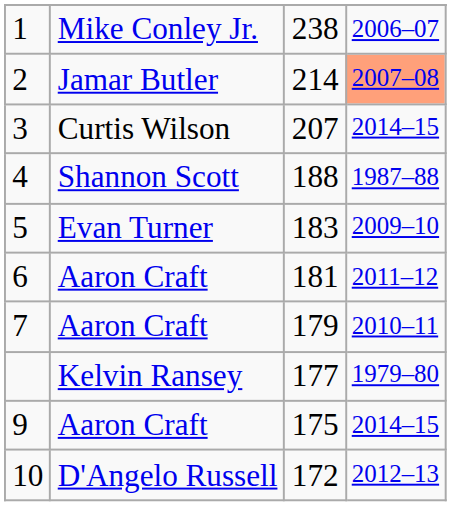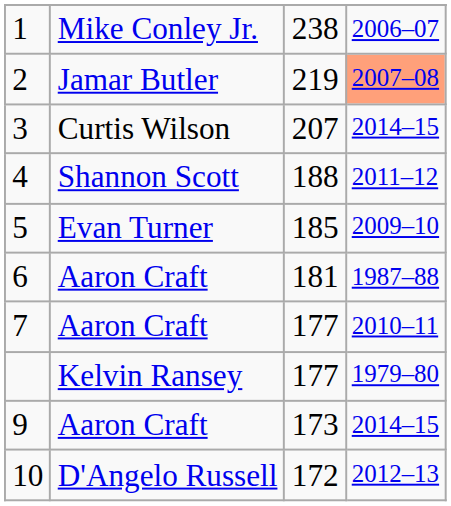(315, 78) 214 -> (315, 78) 219
(395, 177) 1987–88 -> (395, 177) 2011–12
(315, 227) 183 -> (315, 227) 185
(395, 276) 2011–12 -> (395, 276) 1987–88
(315, 326) 179 -> (315, 326) 177
(315, 425) 175 -> (315, 425) 173
